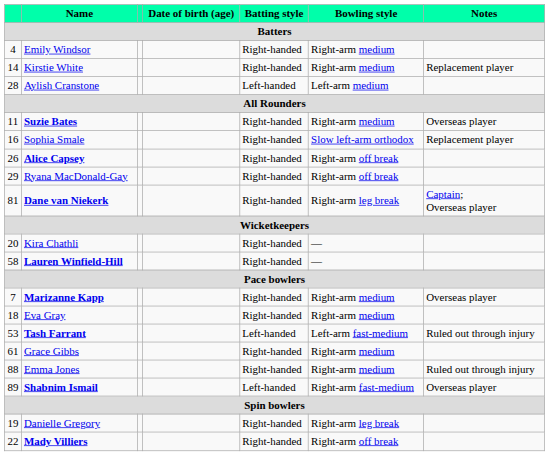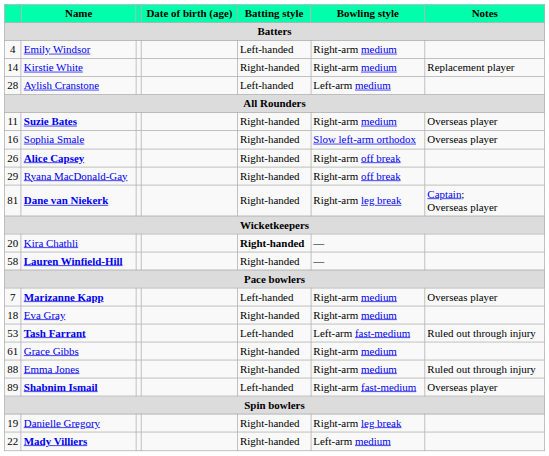(272, 49) Right-handed -> (267, 49) Left-handed
(470, 140) Replacement player -> (462, 140) Overseas player
(272, 243) normal -> (272, 243) bold
(272, 297) Right-handed -> (267, 297) Left-handed
(355, 441) Right-arm off break -> (352, 441) Left-arm medium
